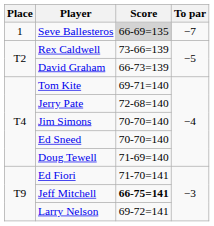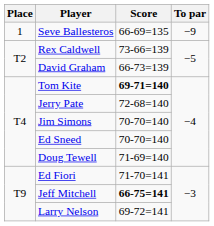(144, 31) lightgrey background -> (144, 31) no background
(190, 31) −7 -> (190, 31) −9
(144, 85) normal -> (144, 85) bold
